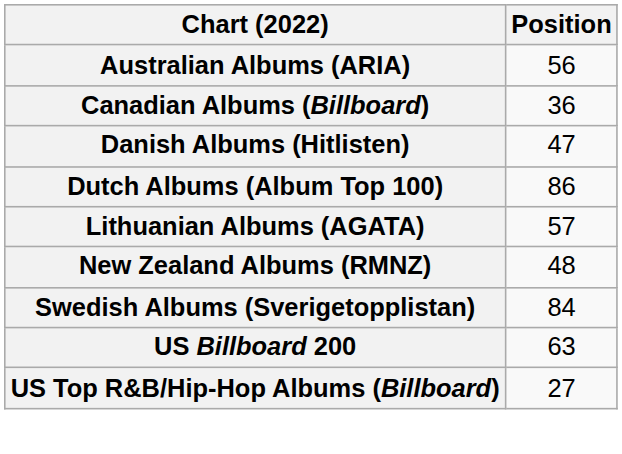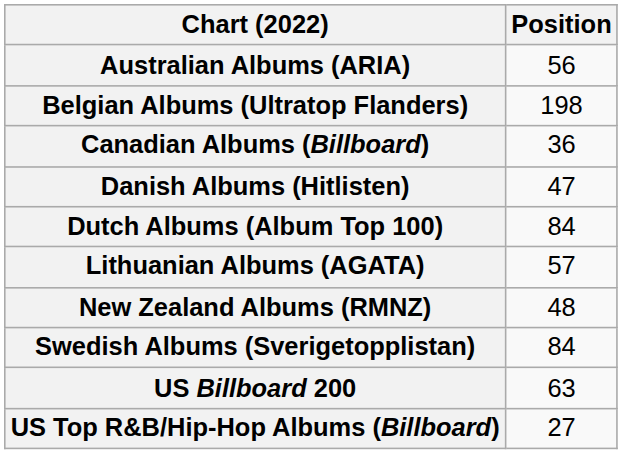+ row: (255, 105)
(562, 186) 86 -> (562, 226) 84
